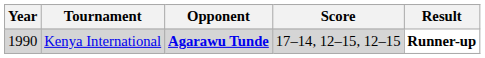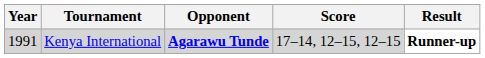(23, 41) 1990 -> (23, 41) 1991
